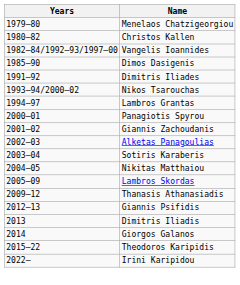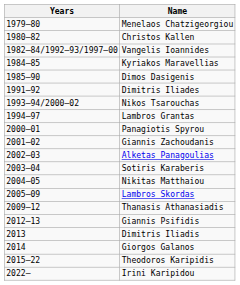+ row: (170, 63)
